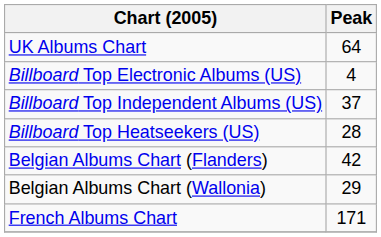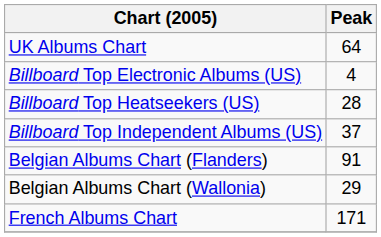rows swapped: (165, 103) <-> (134, 132)
(351, 160) 42 -> (351, 160) 91
